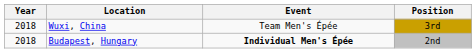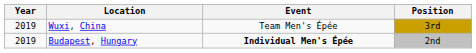(25, 26) 2018 -> (25, 26) 2019
(25, 40) 2018 -> (25, 40) 2019
